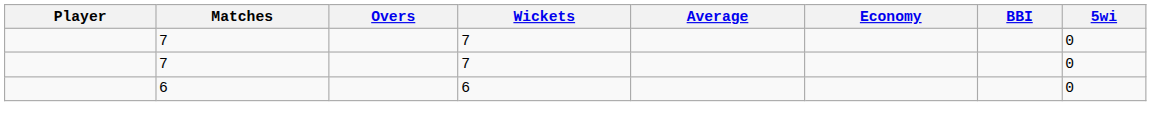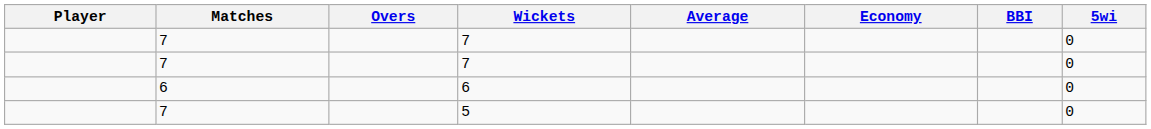+ row: (164, 112)
